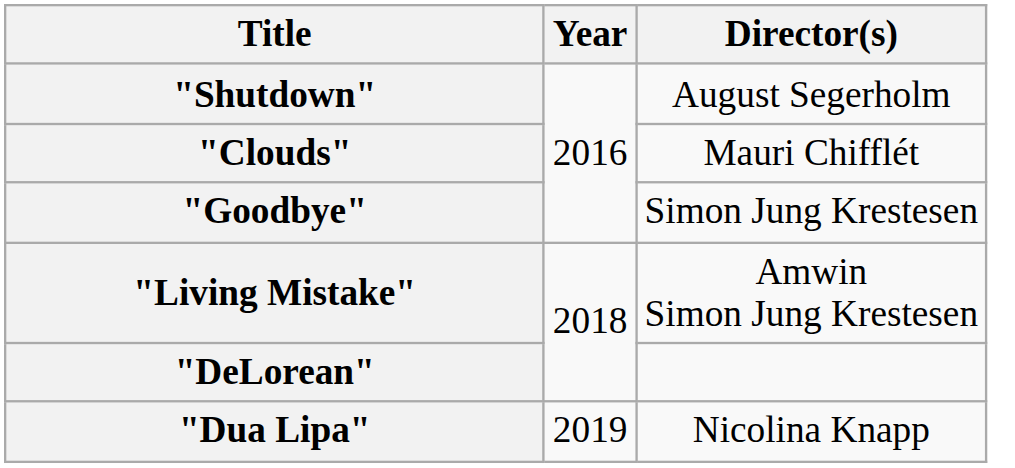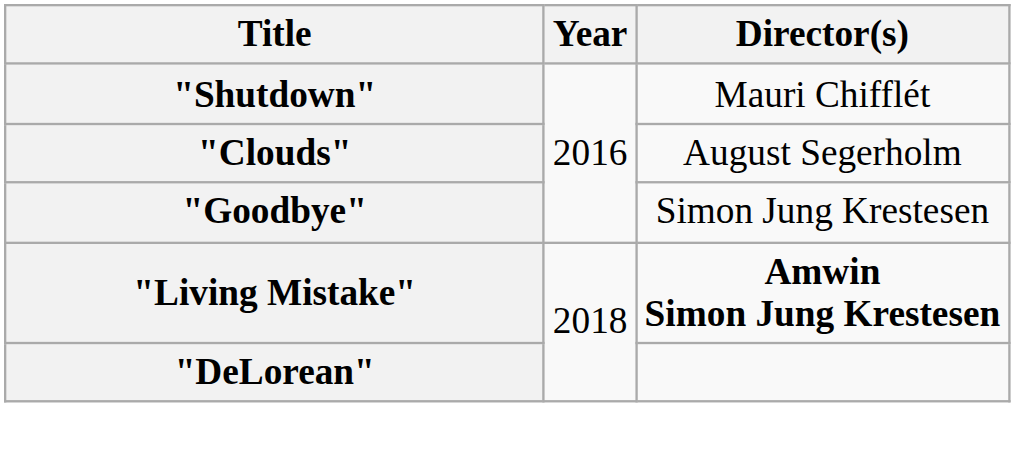(811, 93) August Segerholm -> (822, 93) Mauri Chifflét
(811, 152) Mauri Chifflét -> (822, 152) August Segerholm
(811, 291) normal -> (822, 291) bold
- row: (275, 430)
